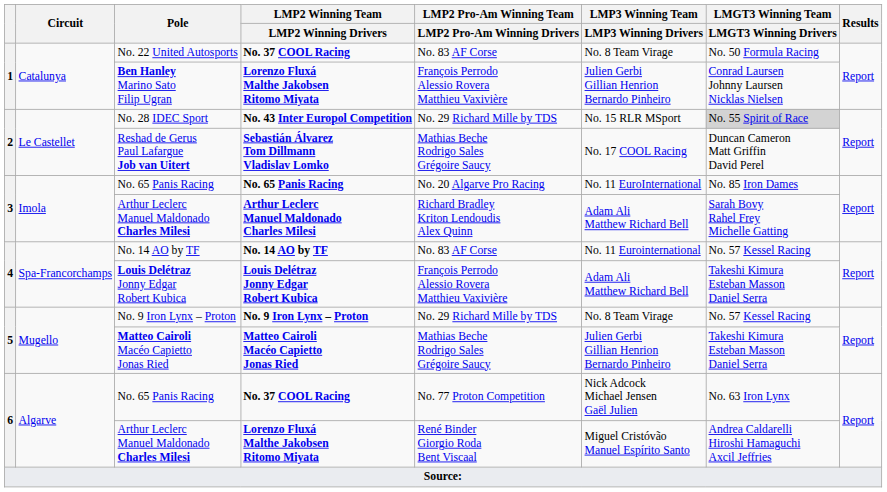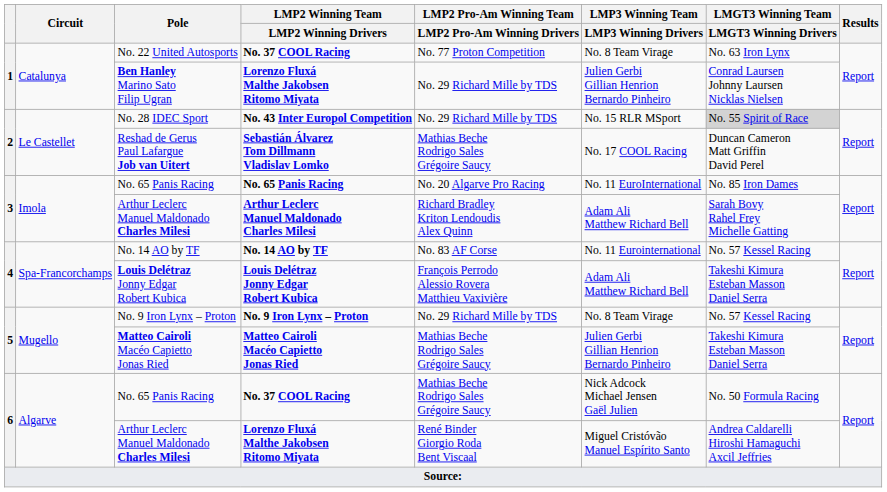(457, 52) No. 83 AF Corse -> (481, 52) No. 77 Proton Competition
(764, 52) No. 50 Formula Racing -> (749, 52) No. 63 Iron Lynx
(462, 85) François Perrodo Alessio Rovera Matthieu Vaxivière -> (487, 85) No. 29 Richard Mille by TDS
(481, 396) No. 77 Proton Competition -> (454, 396) Mathias Beche Rodrigo Sales Grégoire Saucy
(749, 396) No. 63 Iron Lynx -> (764, 396) No. 50 Formula Racing
